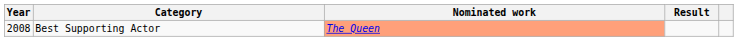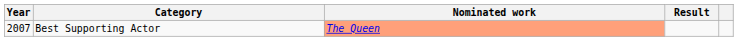(19, 29) 2008 -> (19, 29) 2007
